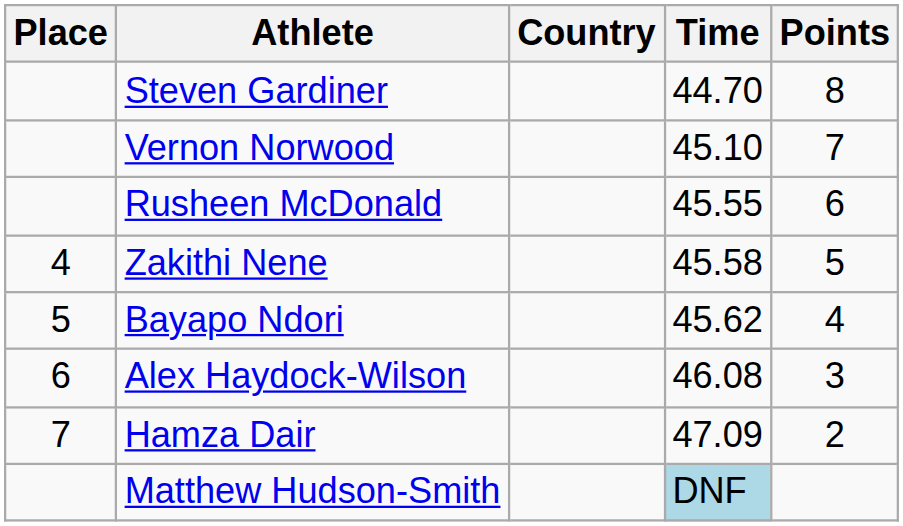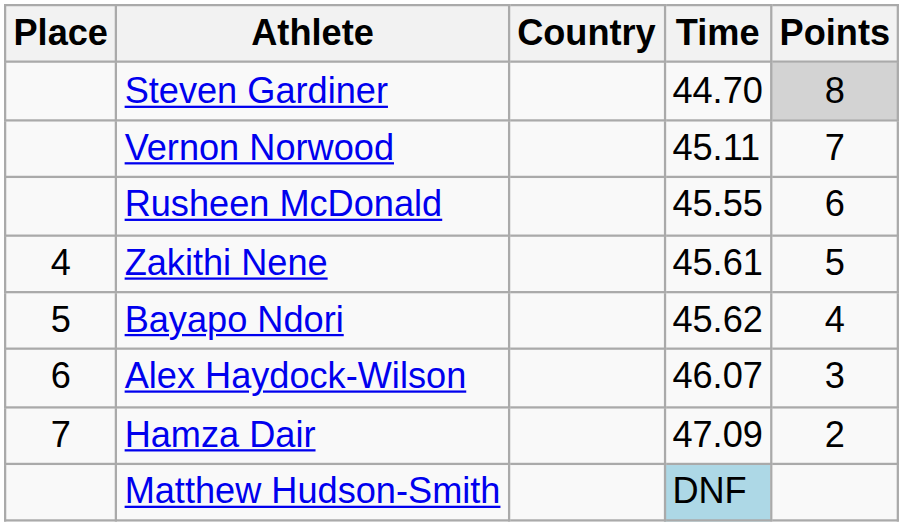(835, 90) no background -> (835, 90) lightgrey background
(718, 147) 45.10 -> (716, 147) 45.11
(718, 262) 45.58 -> (718, 262) 45.61
(718, 377) 46.08 -> (718, 377) 46.07
